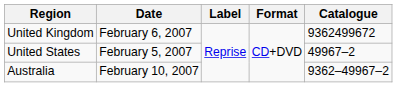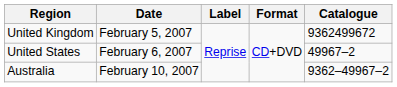(146, 33) February 6, 2007 -> (146, 33) February 5, 2007
(146, 52) February 5, 2007 -> (146, 52) February 6, 2007
